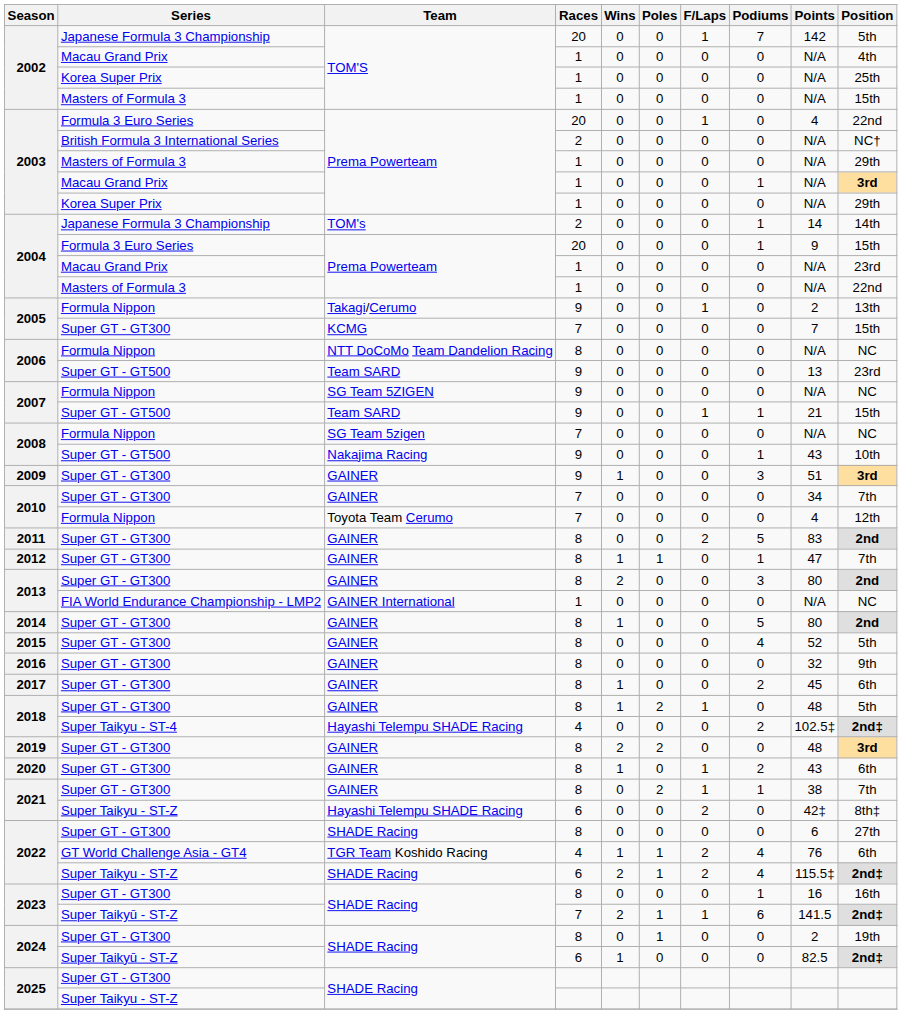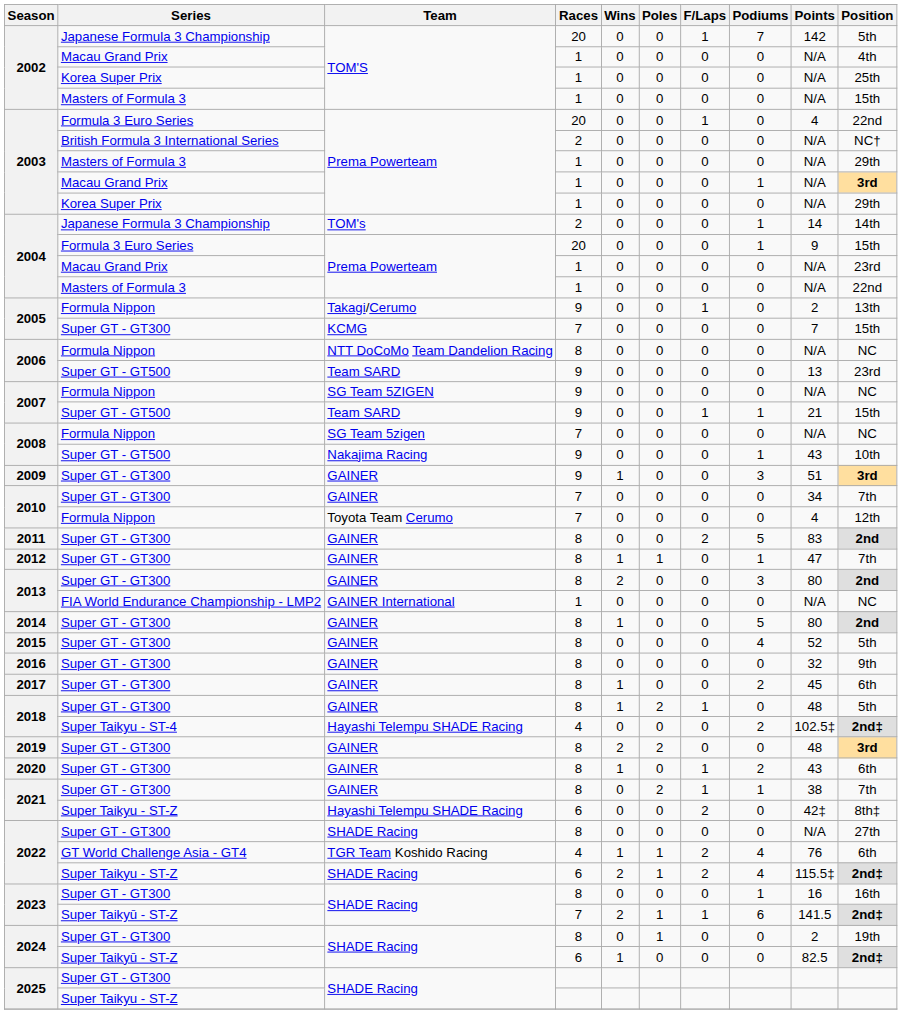(815, 832) 6 -> (815, 832) N/A
